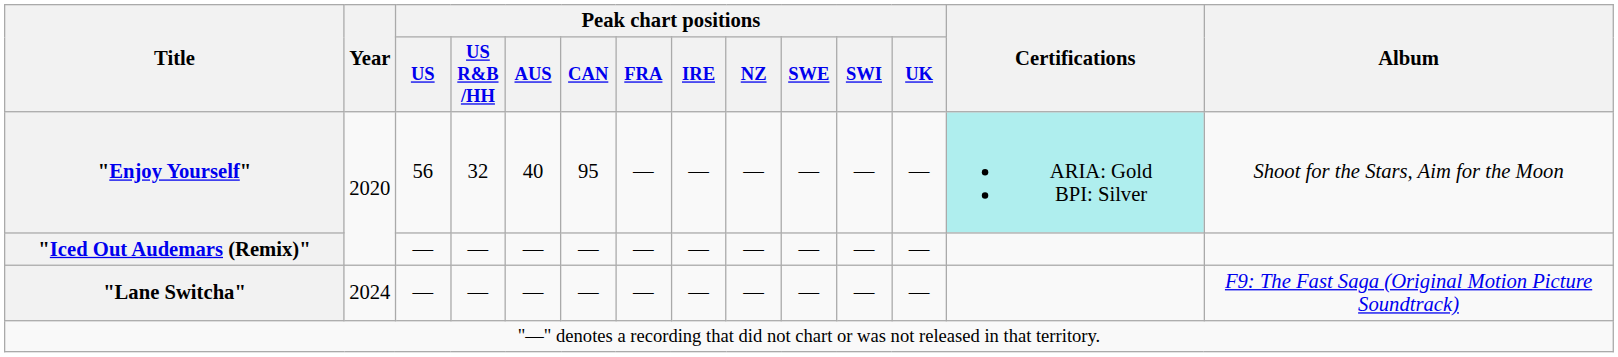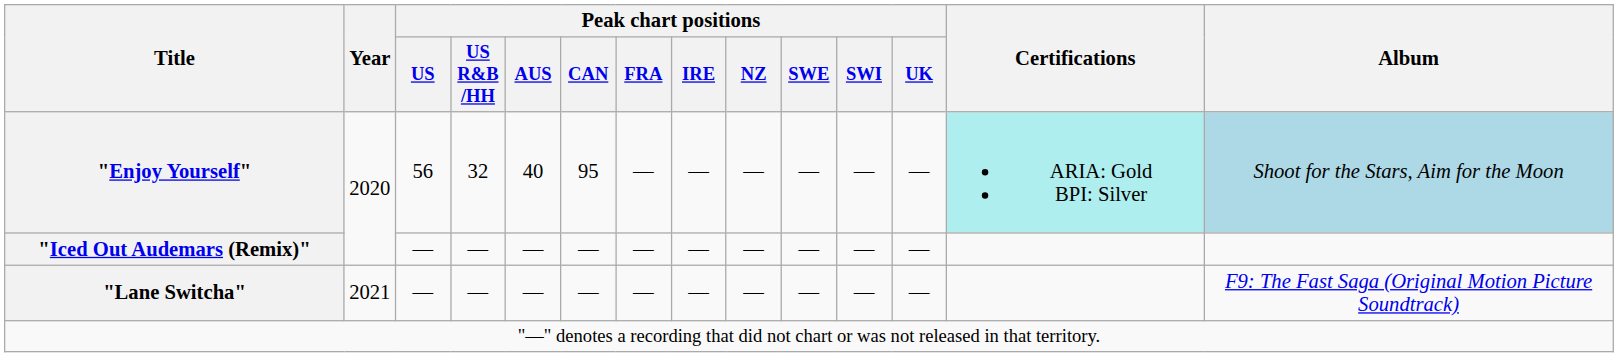(1409, 171) no background -> (1409, 171) lightblue background
(370, 292) 2024 -> (370, 292) 2021
